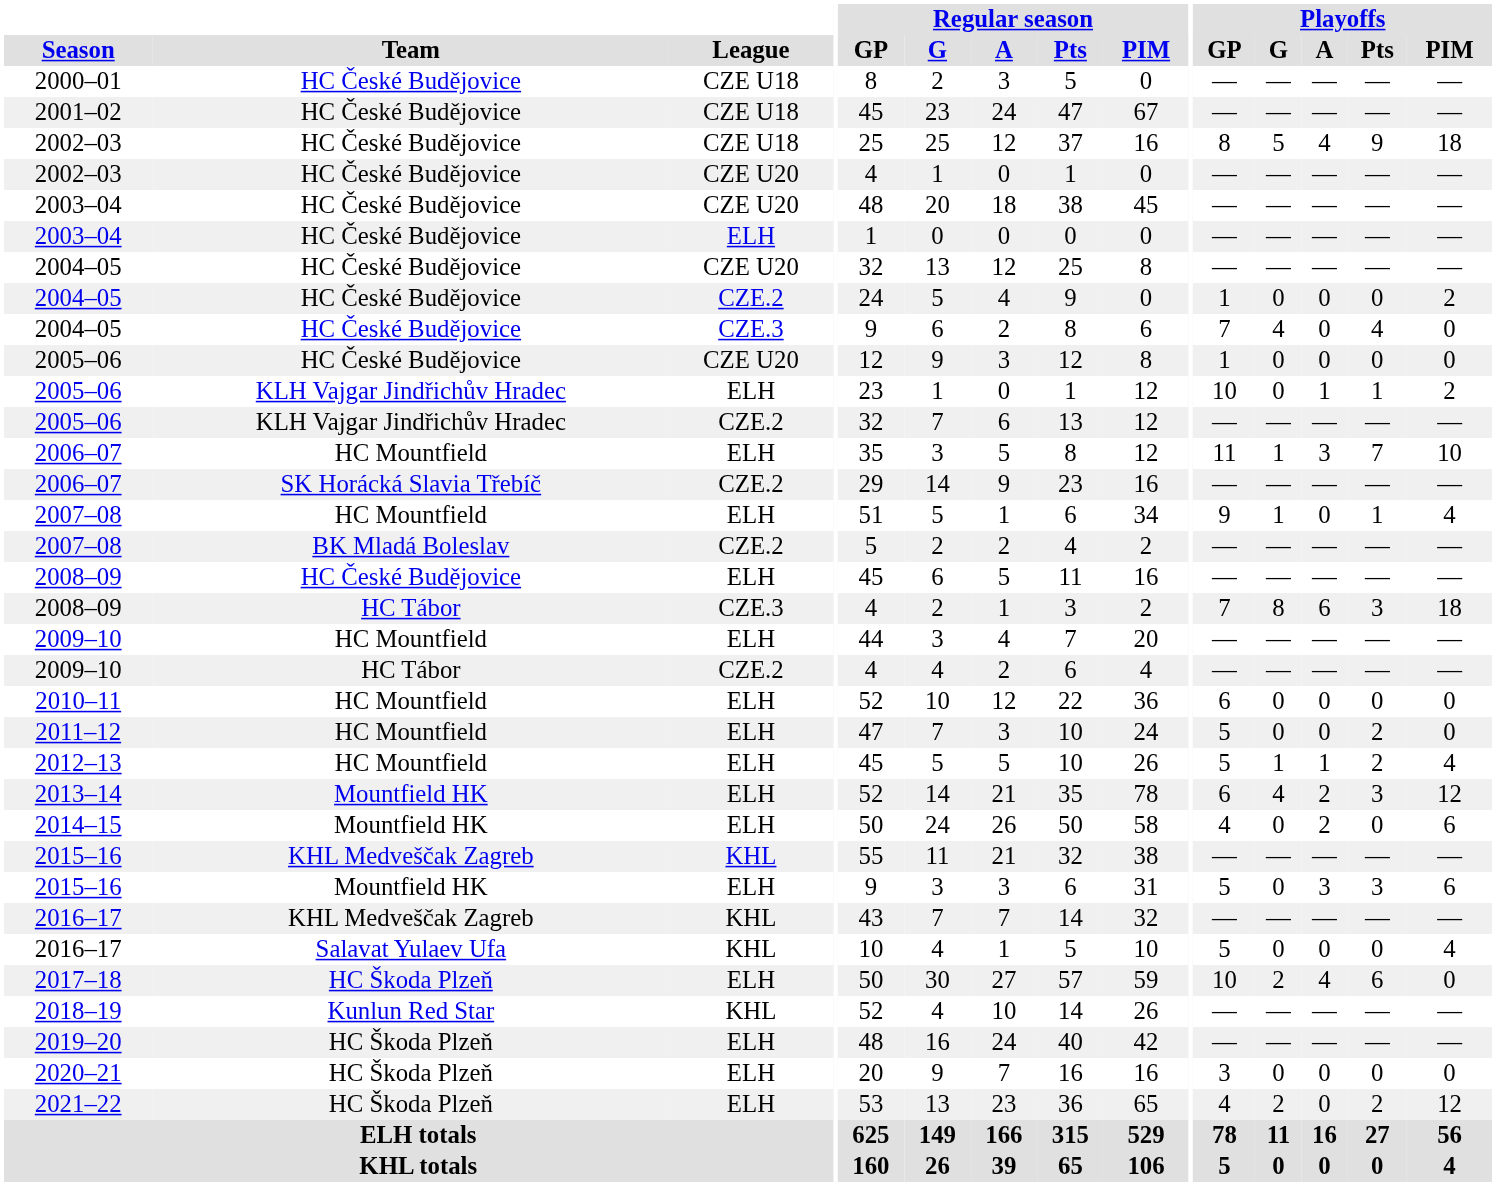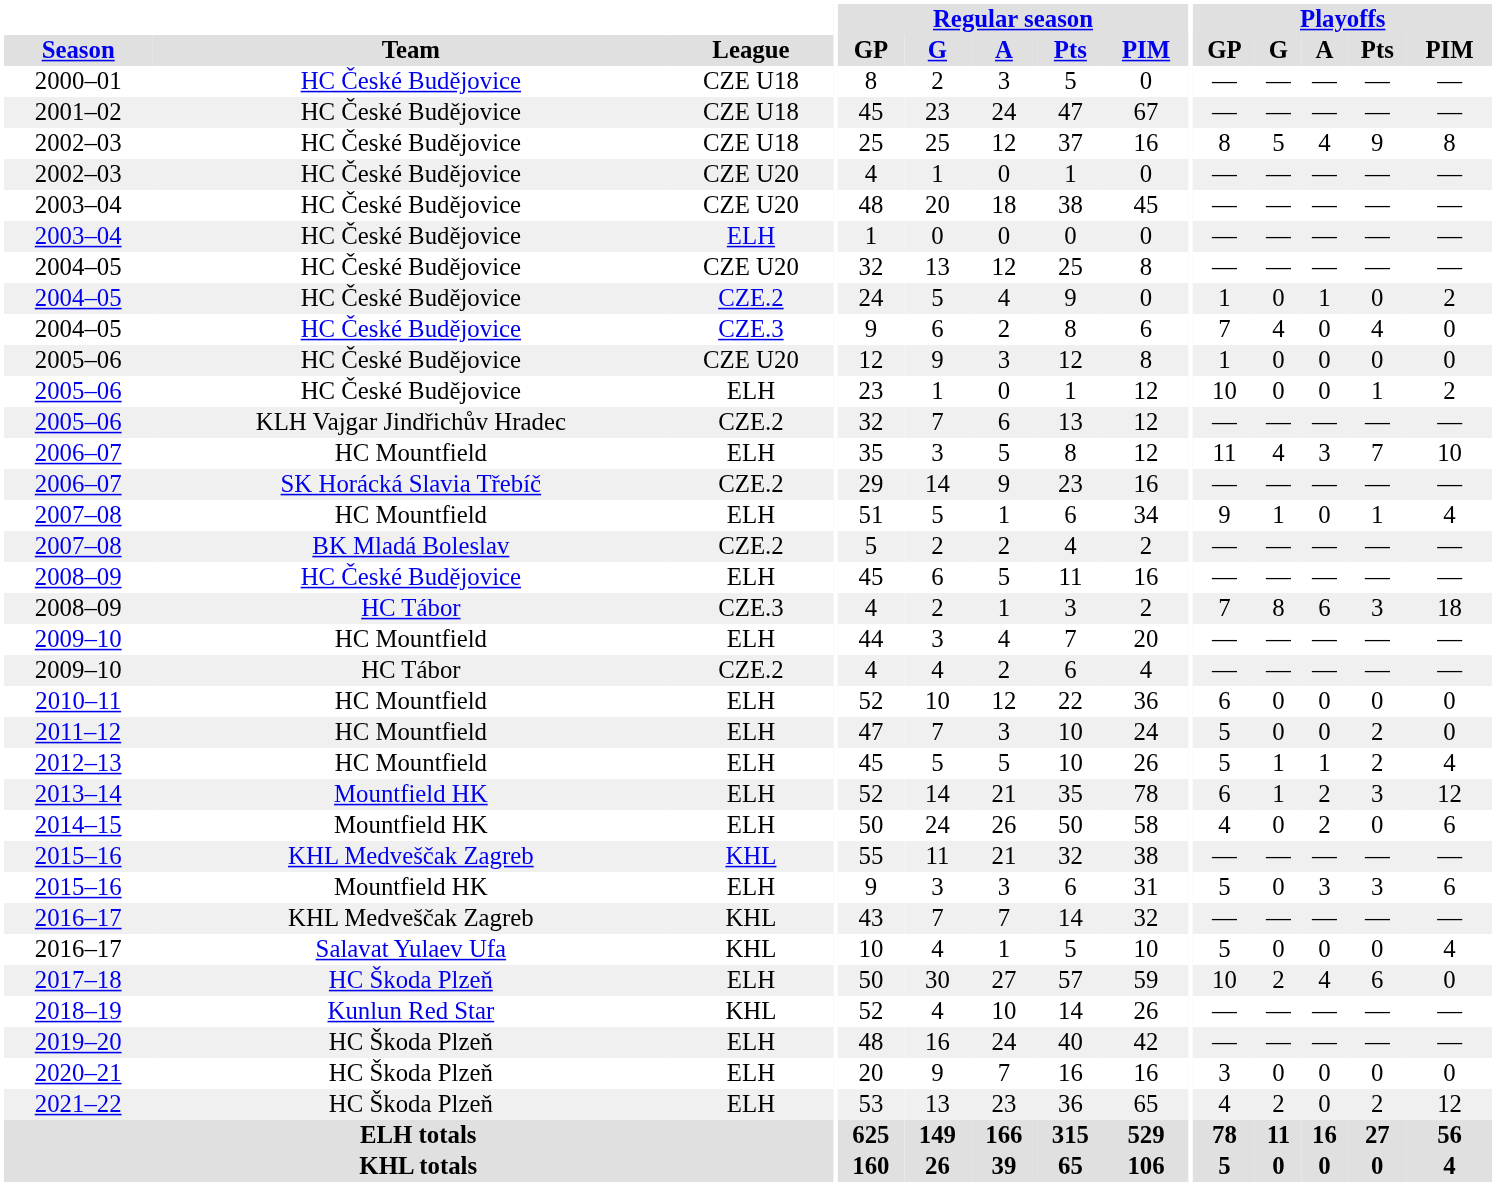(1450, 143) 18 -> (1450, 143) 8
(1324, 298) 0 -> (1324, 298) 1
(411, 391) KLH Vajgar Jindřichův Hradec -> (411, 391) HC České Budějovice
(1324, 391) 1 -> (1324, 391) 0
(1278, 453) 1 -> (1278, 453) 4
(1278, 794) 4 -> (1278, 794) 1
